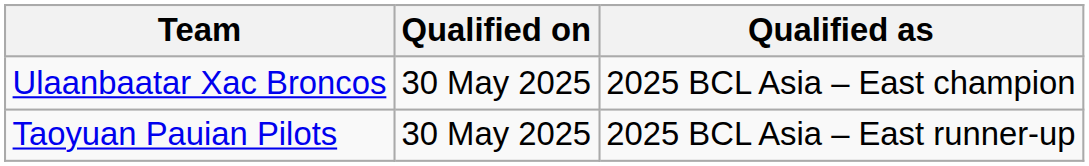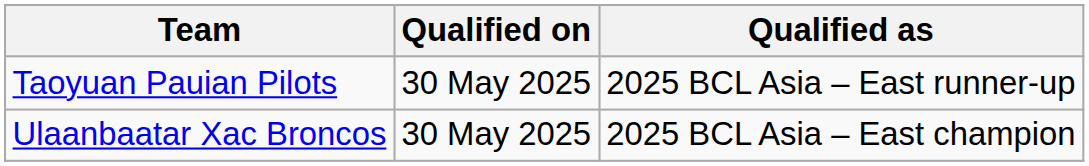rows swapped: (199, 82) <-> (175, 134)
